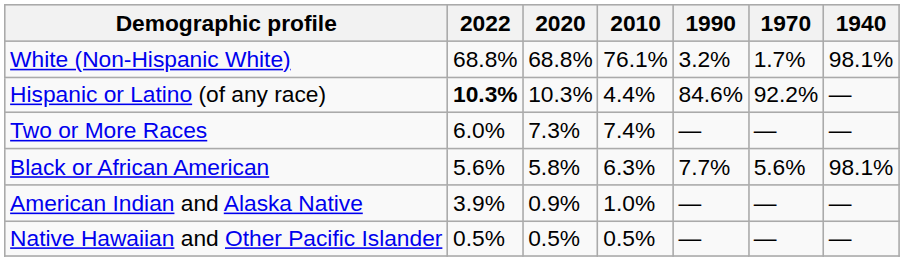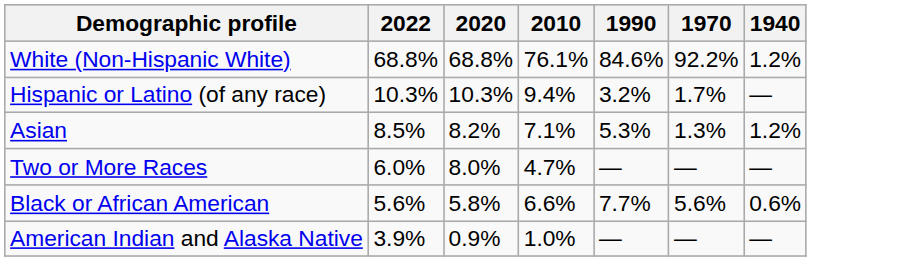(704, 59) 3.2% -> (631, 59) 84.6%
(780, 59) 1.7% -> (706, 59) 92.2%
(861, 59) 98.1% -> (775, 59) 1.2%
(485, 95) bold -> (406, 95) normal
(629, 95) 4.4% -> (550, 95) 9.4%
(711, 95) 84.6% -> (625, 95) 3.2%
(786, 95) 92.2% -> (700, 95) 1.7%
+ row: (39, 131)
(554, 131) 7.3% -> (475, 167) 8.0%
(629, 131) 7.4% -> (550, 167) 4.7%
(629, 167) 6.3% -> (550, 203) 6.6%
(861, 167) 98.1% -> (775, 203) 0.6%
- row: (226, 239)
